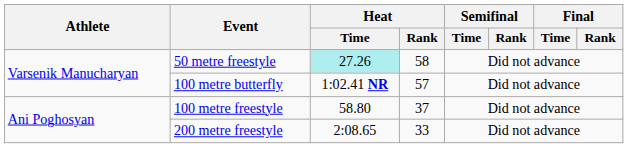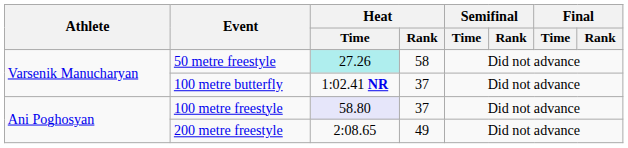(422, 85) 57 -> (422, 85) 37
(355, 108) no background -> (355, 108) lavender background
(422, 131) 33 -> (422, 131) 49
